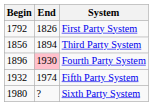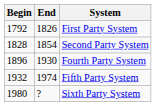+ row: (105, 45)
- row: (101, 45)
(47, 61) pink background -> (47, 61) no background
